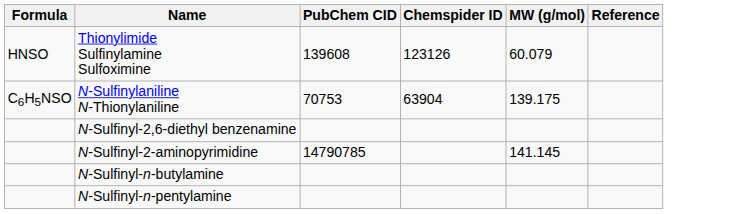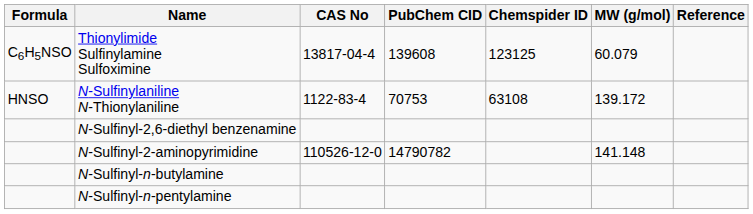+ column: (342, 15)
(28, 53) HNSO -> (40, 54) C6H5NSO
(427, 53) 123126 -> (512, 53) 123125
(40, 100) C6H5NSO -> (28, 99) HNSO
(423, 99) 63904 -> (508, 99) 63108
(535, 99) 139.175 -> (620, 99) 139.172
(334, 152) 14790785 -> (420, 152) 14790782
(535, 152) 141.145 -> (620, 152) 141.148
